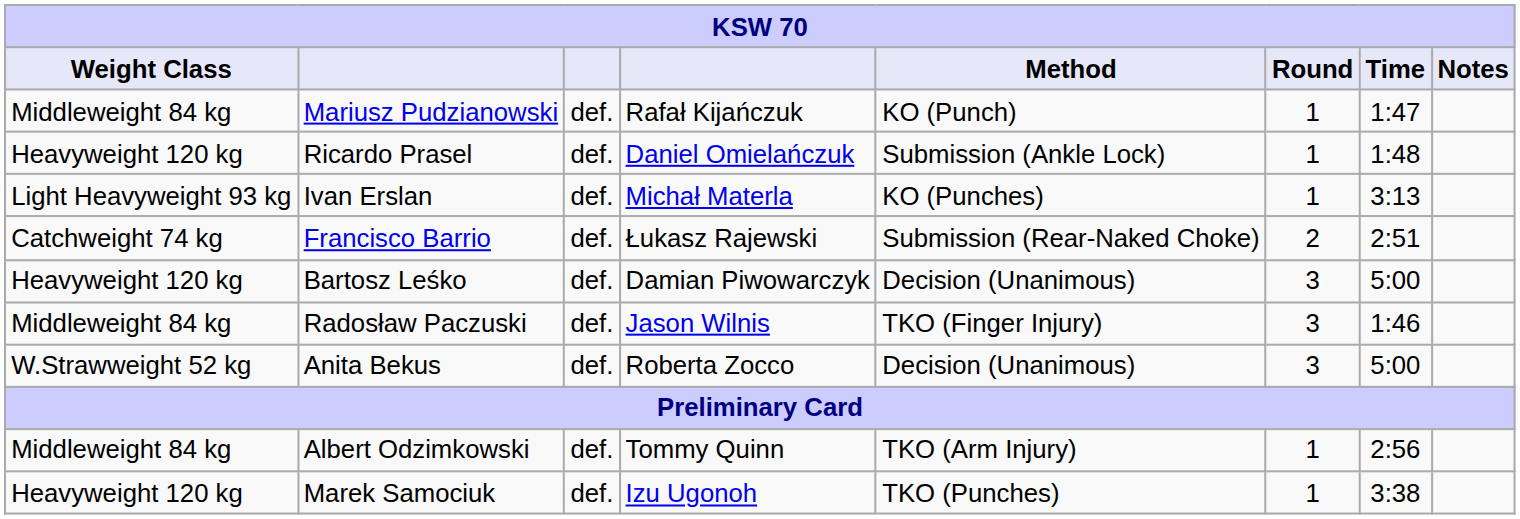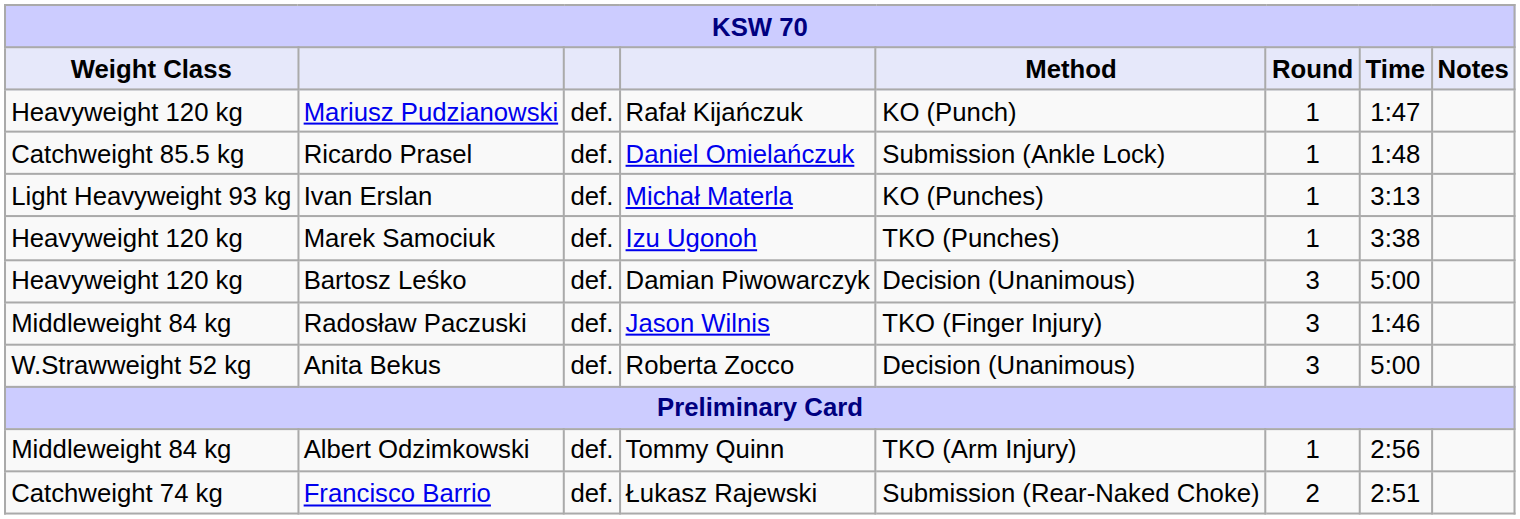(121, 111) Middleweight 84 kg -> (127, 111) Heavyweight 120 kg
(127, 153) Heavyweight 120 kg -> (128, 153) Catchweight 85.5 kg
rows swapped: (399, 492) <-> (397, 238)
